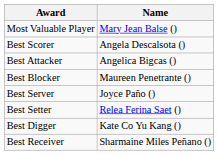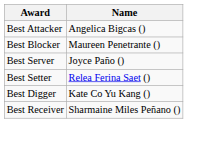- row: (51, 28)
- row: (30, 45)
